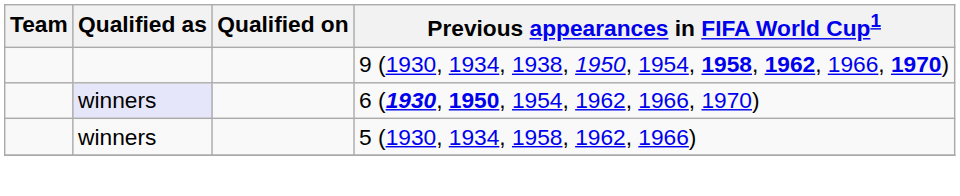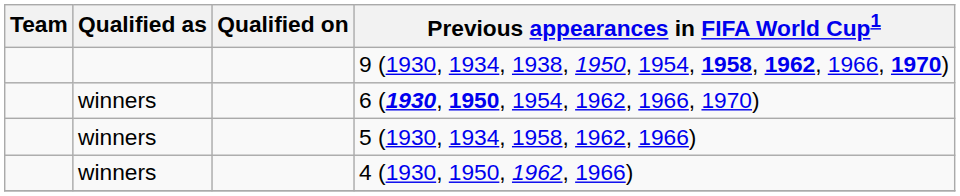(117, 100) lavender background -> (117, 100) no background
+ row: (496, 172)
